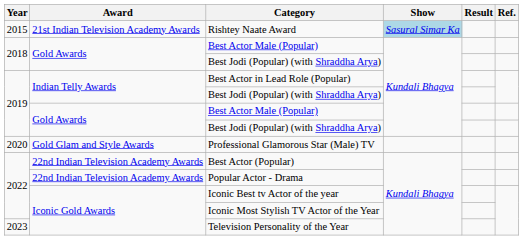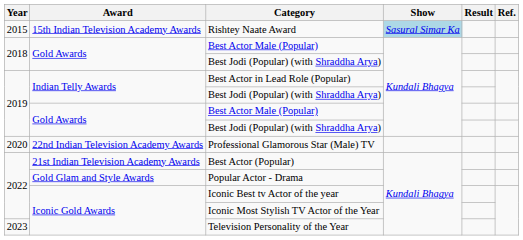(116, 29) 21st Indian Television Academy Awards -> (117, 29) 15th Indian Television Academy Awards
(93, 144) Gold Glam and Style Awards -> (118, 144) 22nd Indian Television Academy Awards
(118, 161) 22nd Indian Television Academy Awards -> (116, 161) 21st Indian Television Academy Awards
(118, 177) 22nd Indian Television Academy Awards -> (93, 177) Gold Glam and Style Awards
